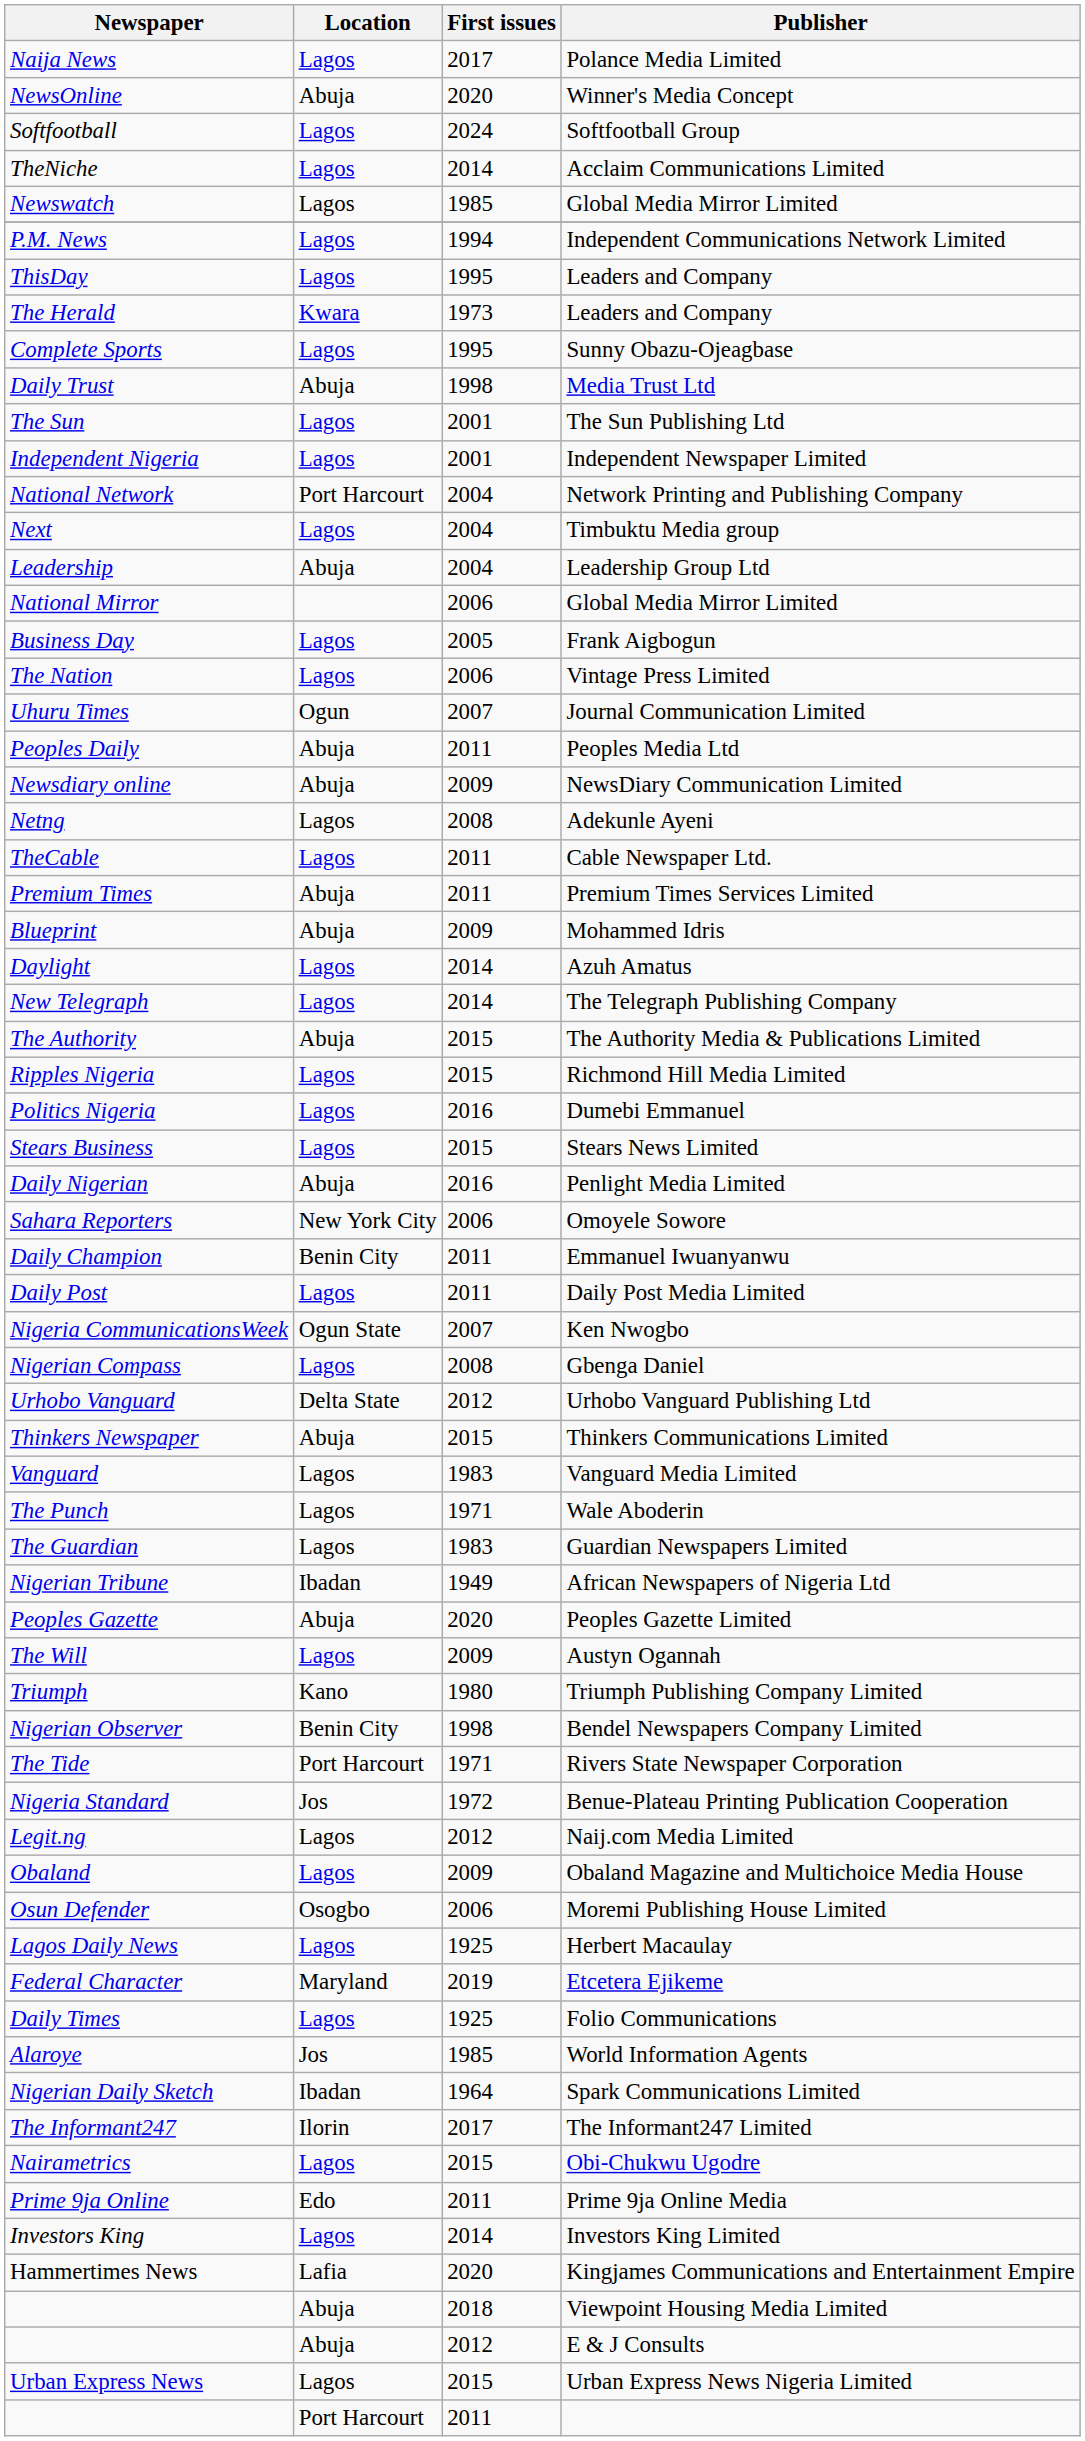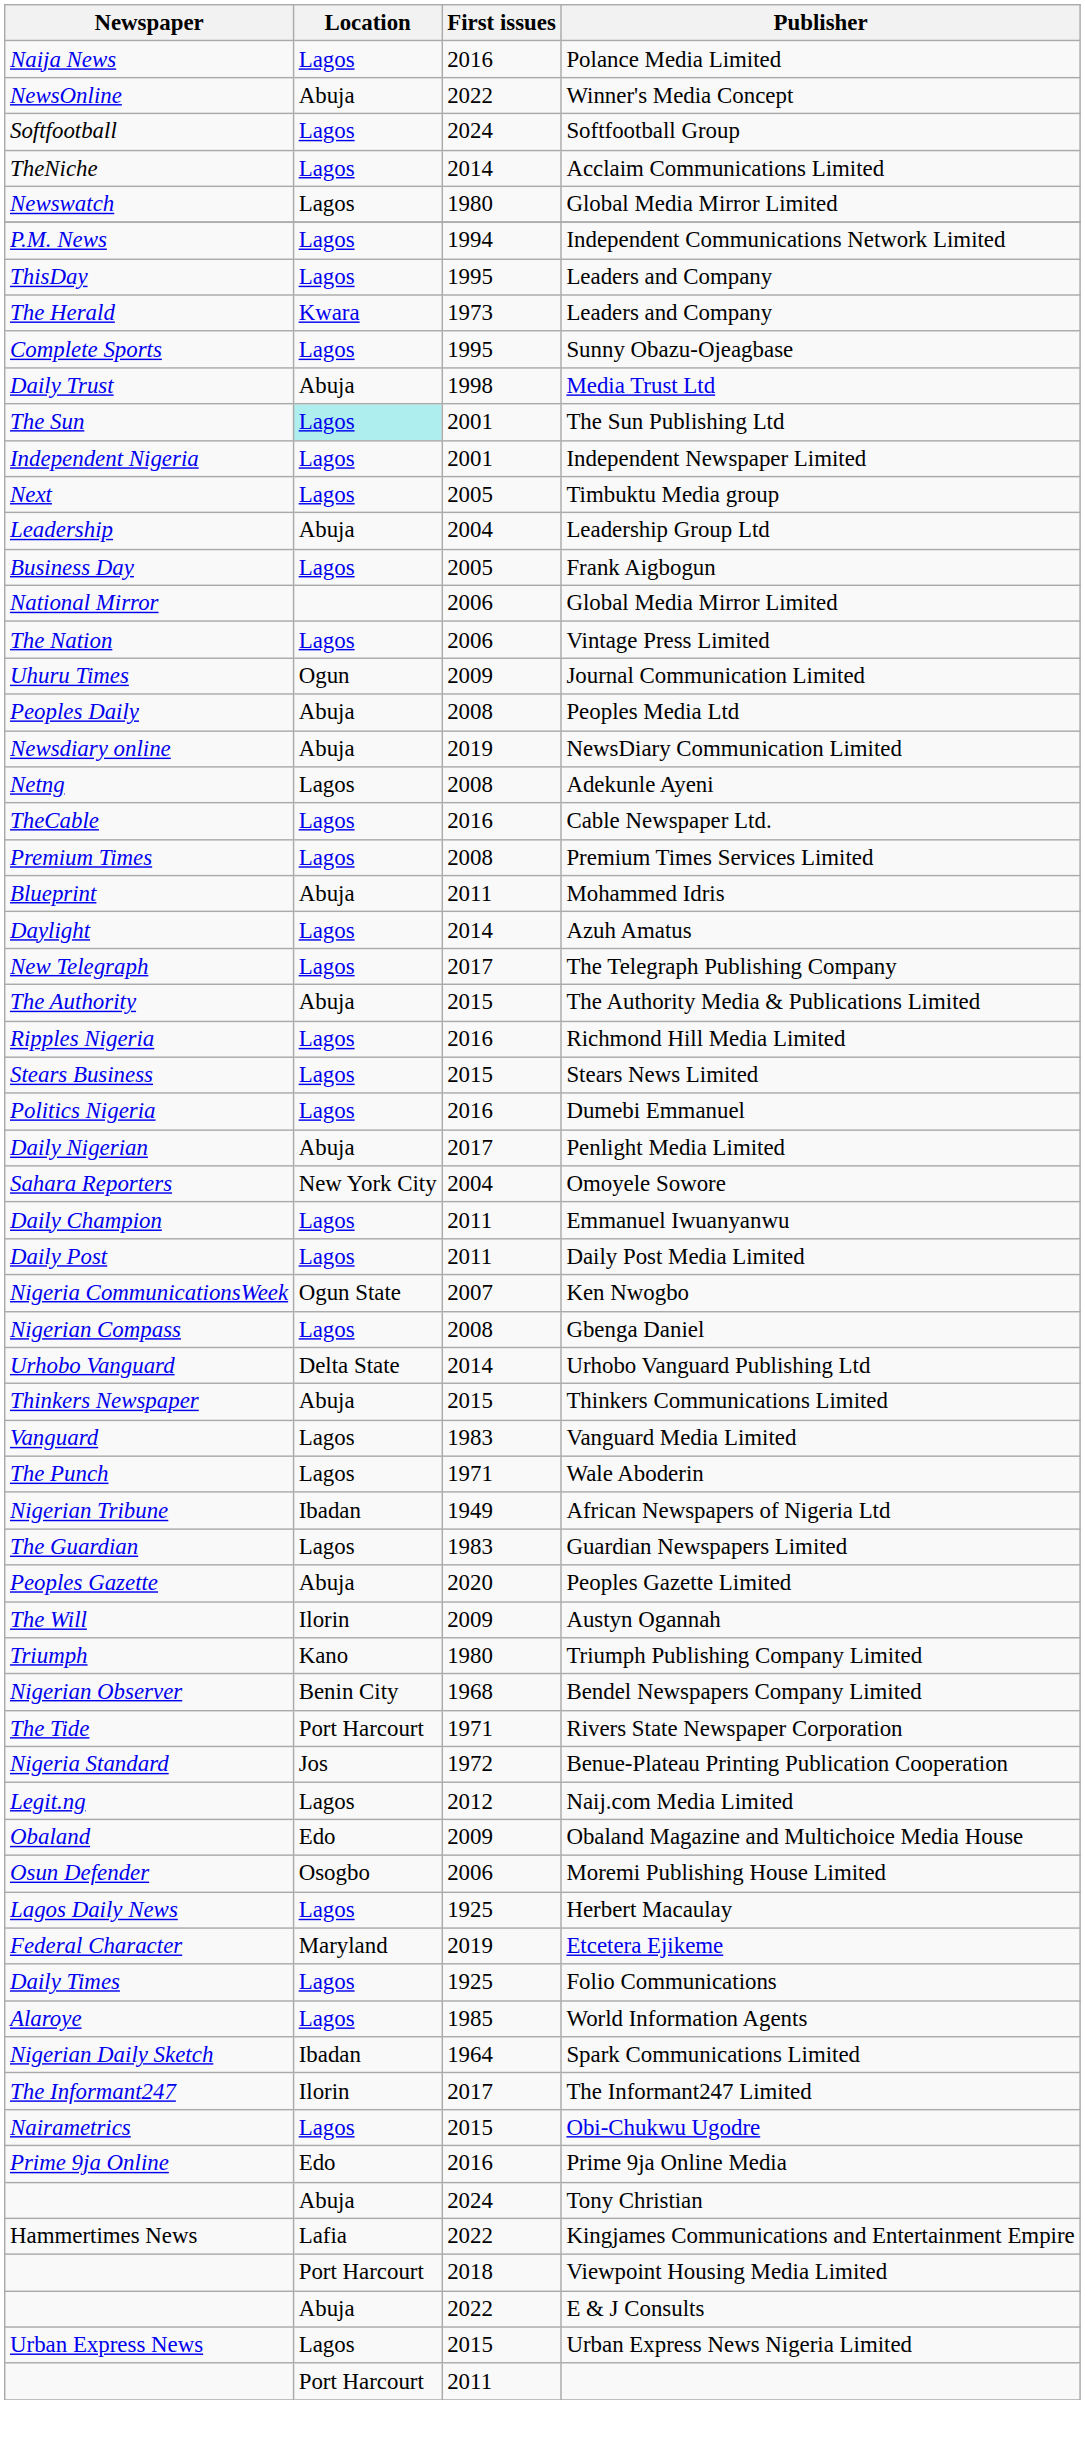(470, 58) 2017 -> (470, 58) 2016
(470, 95) 2020 -> (470, 95) 2022
(470, 204) 1985 -> (470, 204) 1980
(327, 421) no background -> (327, 421) paleturquoise background
- row: (92, 494)
(470, 530) 2004 -> (470, 494) 2005
rows swapped: (72, 639) <-> (84, 603)
(470, 712) 2007 -> (470, 675) 2009
(470, 748) 2011 -> (470, 712) 2008
(470, 784) 2009 -> (470, 748) 2019
(470, 857) 2011 -> (470, 820) 2016
(327, 893) Abuja -> (327, 857) Lagos
(470, 893) 2011 -> (470, 857) 2008
(470, 929) 2009 -> (470, 893) 2011
(470, 1002) 2014 -> (470, 966) 2017
(470, 1074) 2015 -> (470, 1038) 2016
rows swapped: (81, 1147) <-> (83, 1111)
(470, 1183) 2016 -> (470, 1147) 2017
(470, 1220) 2006 -> (470, 1183) 2004
(349, 1256) Benin City -> (327, 1220) Lagos
(470, 1401) 2012 -> (470, 1365) 2014
rows swapped: (74, 1546) <-> (89, 1582)
(327, 1655) Lagos -> (324, 1619) Ilorin
(470, 1728) 1998 -> (470, 1691) 1968
(327, 1873) Lagos -> (317, 1836) Edo
(313, 2054) Jos -> (327, 2018) Lagos
(470, 2199) 2011 -> (470, 2163) 2016
- row: (77, 2236)
+ row: (149, 2200)
(470, 2272) 2020 -> (470, 2236) 2022
(327, 2308) Abuja -> (361, 2272) Port Harcourt
(470, 2344) 2012 -> (470, 2308) 2022
